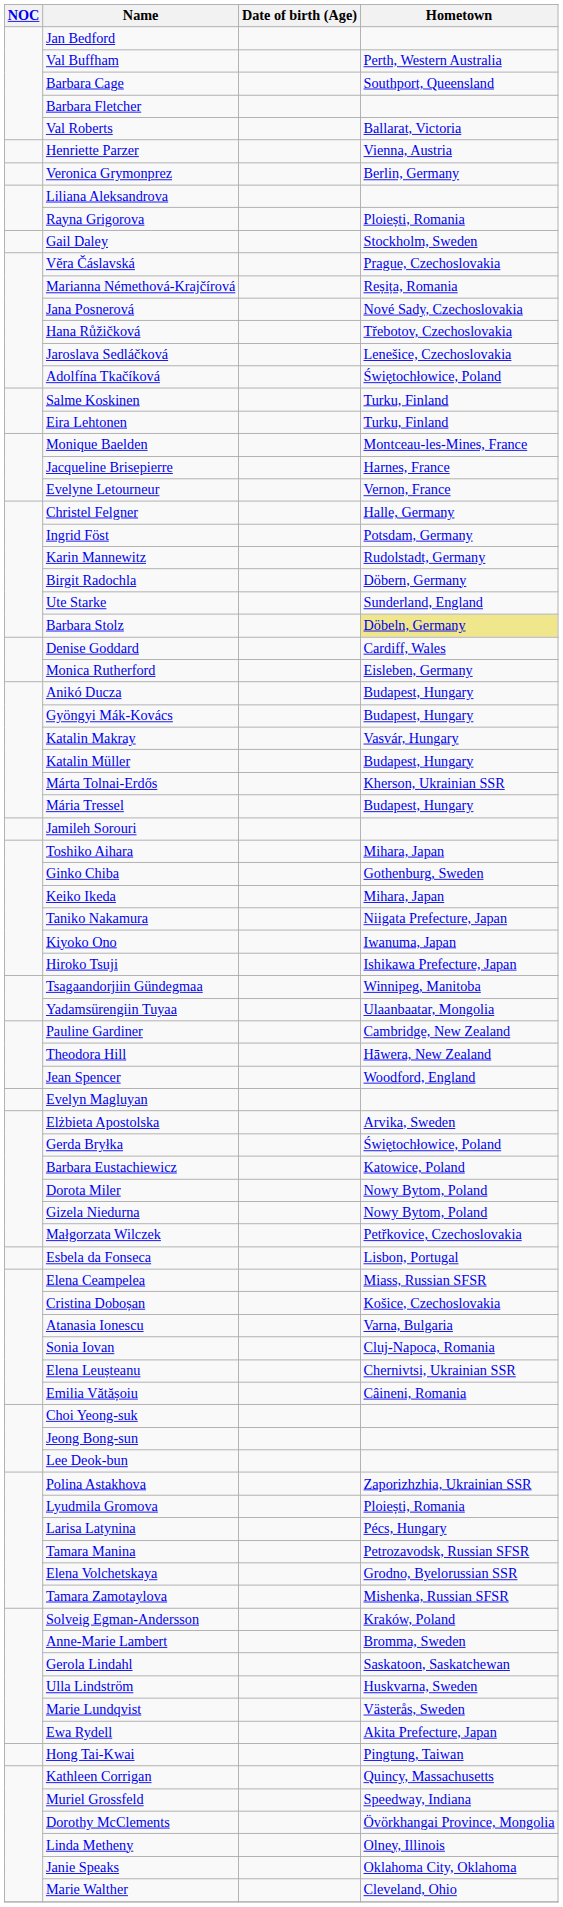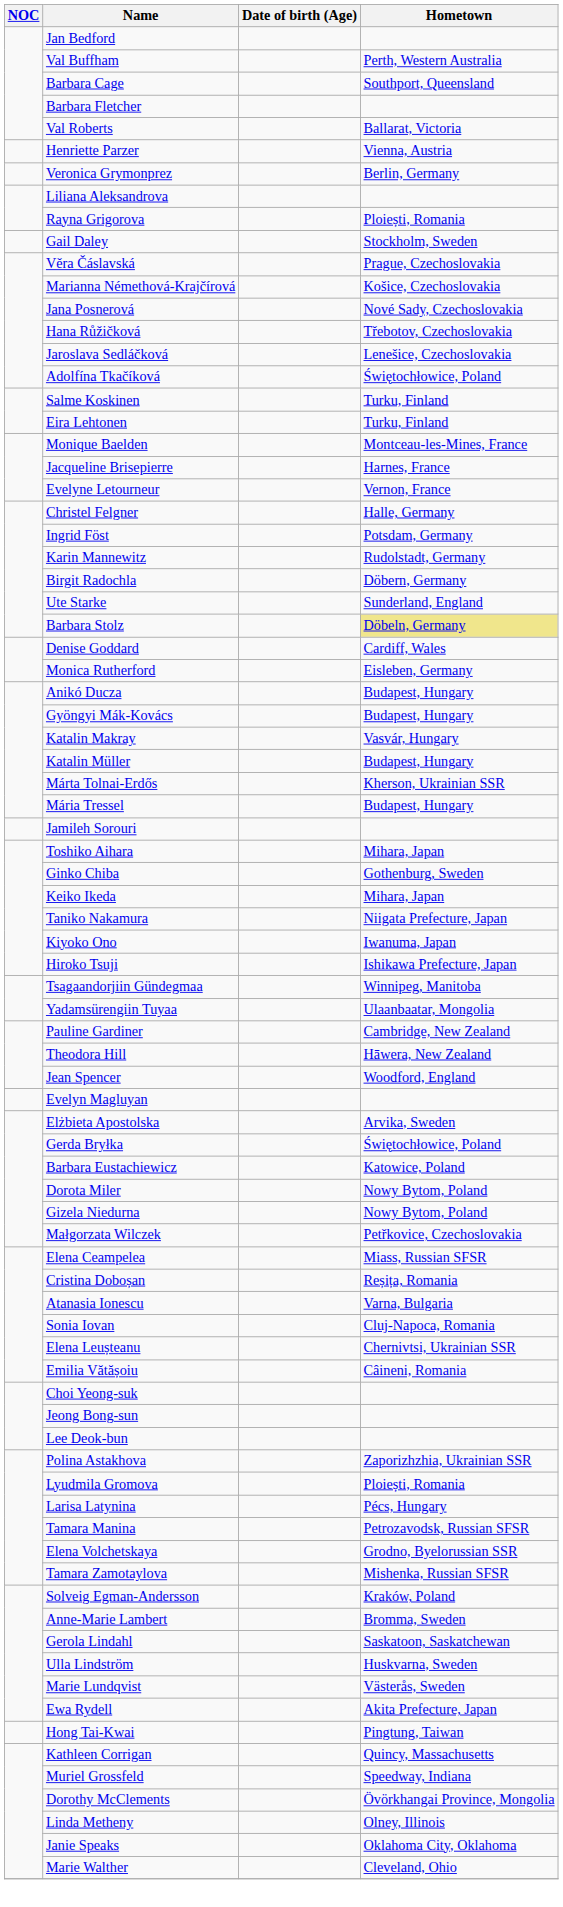(411, 286) Reșița, Romania -> (432, 286) Košice, Czechoslovakia
- row: (99, 1257)
(432, 1303) Košice, Czechoslovakia -> (411, 1280) Reșița, Romania
